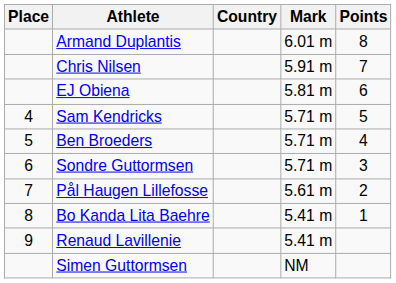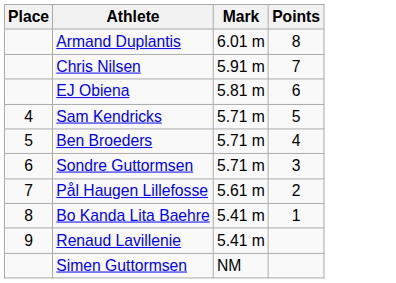- column: (247, 16)
